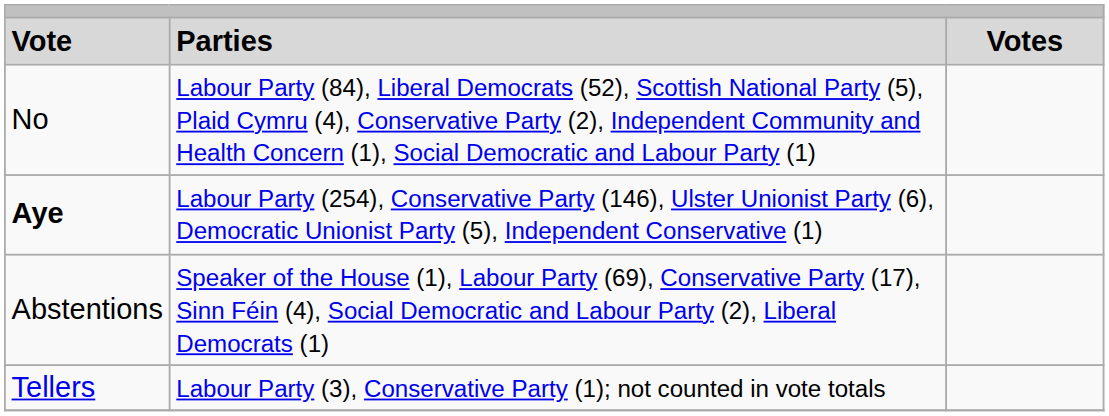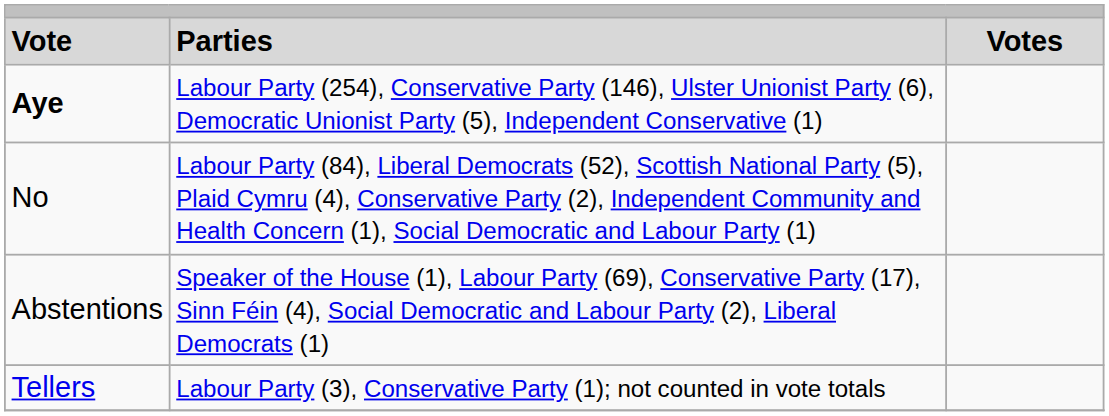rows swapped: (38, 214) <-> (30, 119)
